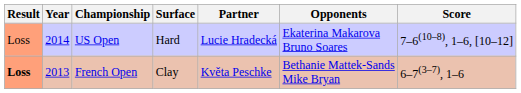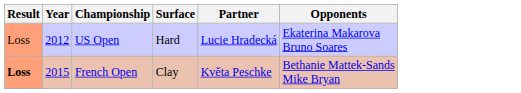- column: (457, 14)
(57, 39) 2014 -> (57, 39) 2012
(57, 72) 2013 -> (57, 72) 2015
